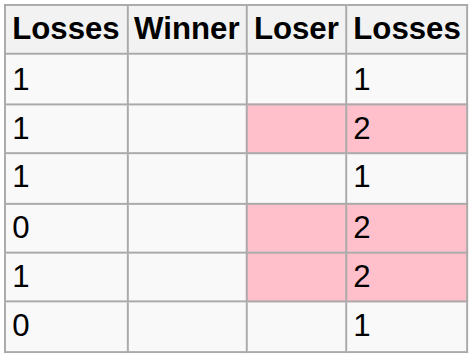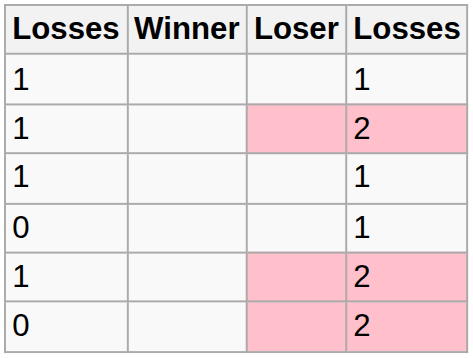rows swapped: (21, 227) <-> (21, 326)
